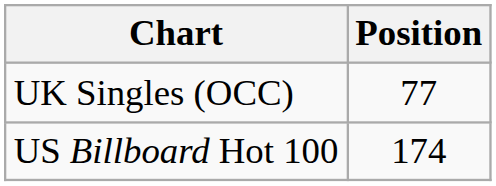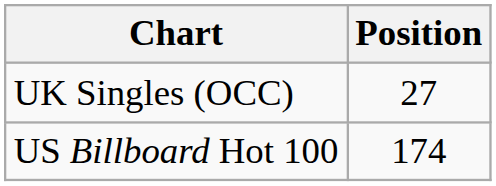(419, 92) 77 -> (419, 92) 27
